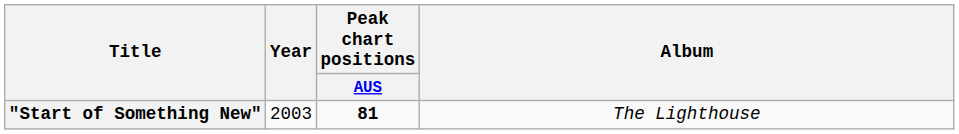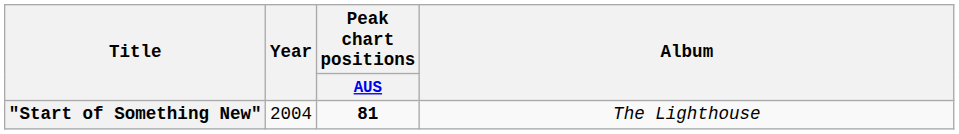(291, 115) 2003 -> (291, 115) 2004
